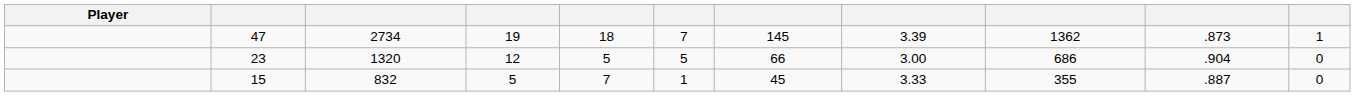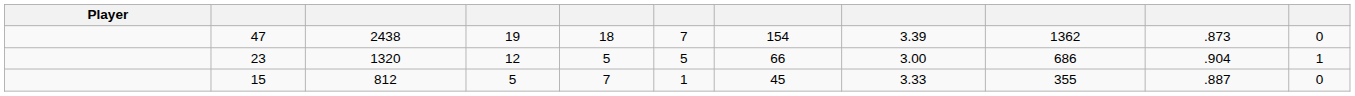(385, 36) 2734 -> (385, 36) 2438
(778, 36) 145 -> (778, 36) 154
(1320, 36) 1 -> (1320, 36) 0
(1320, 58) 0 -> (1320, 58) 1
(385, 79) 832 -> (385, 79) 812
